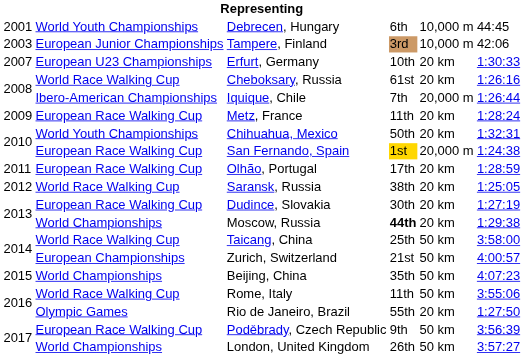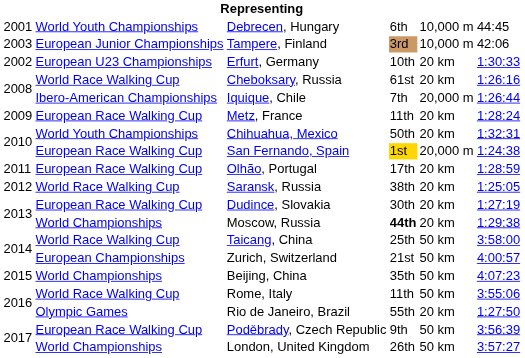(18, 62) 2007 -> (18, 62) 2002
